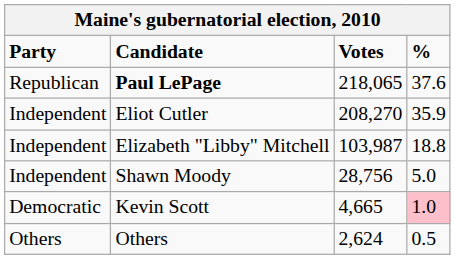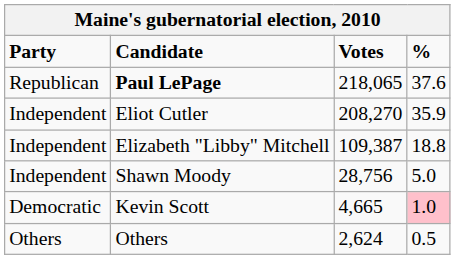(370, 144) 103,987 -> (370, 144) 109,387
